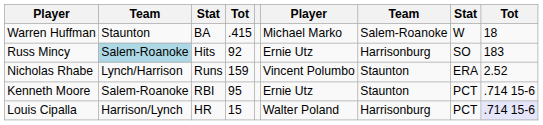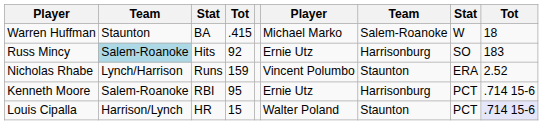(385, 91) Staunton -> (395, 91) Harrisonburg
(395, 110) Harrisonburg -> (385, 110) Staunton
